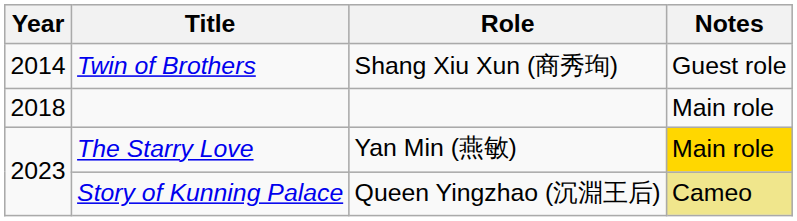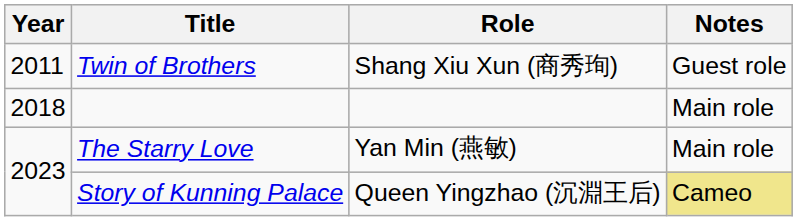(38, 65) 2014 -> (37, 65) 2011
(723, 149) gold background -> (723, 149) no background
